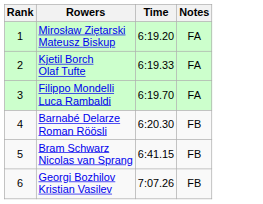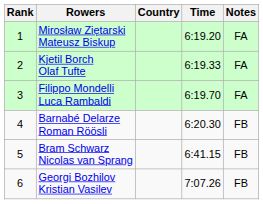+ column: (159, 13)
